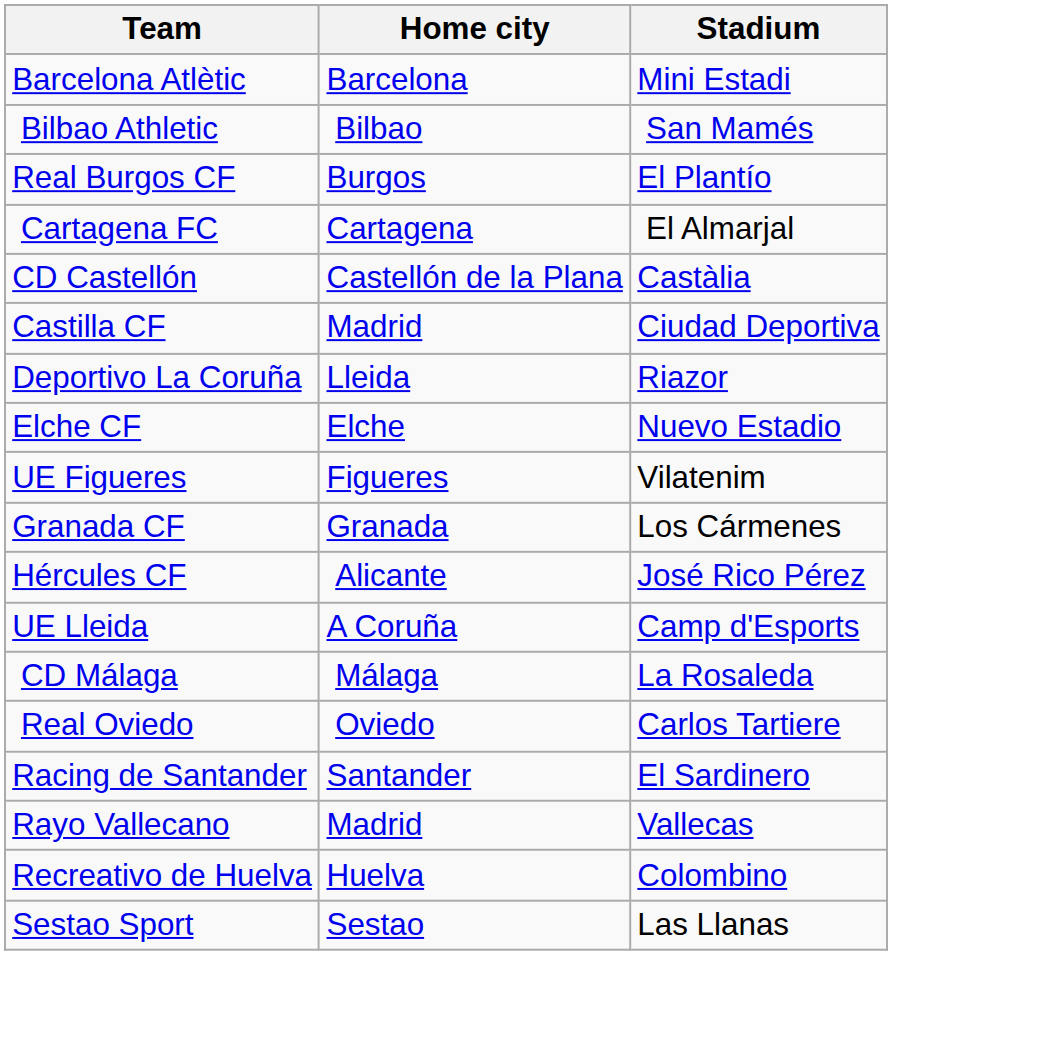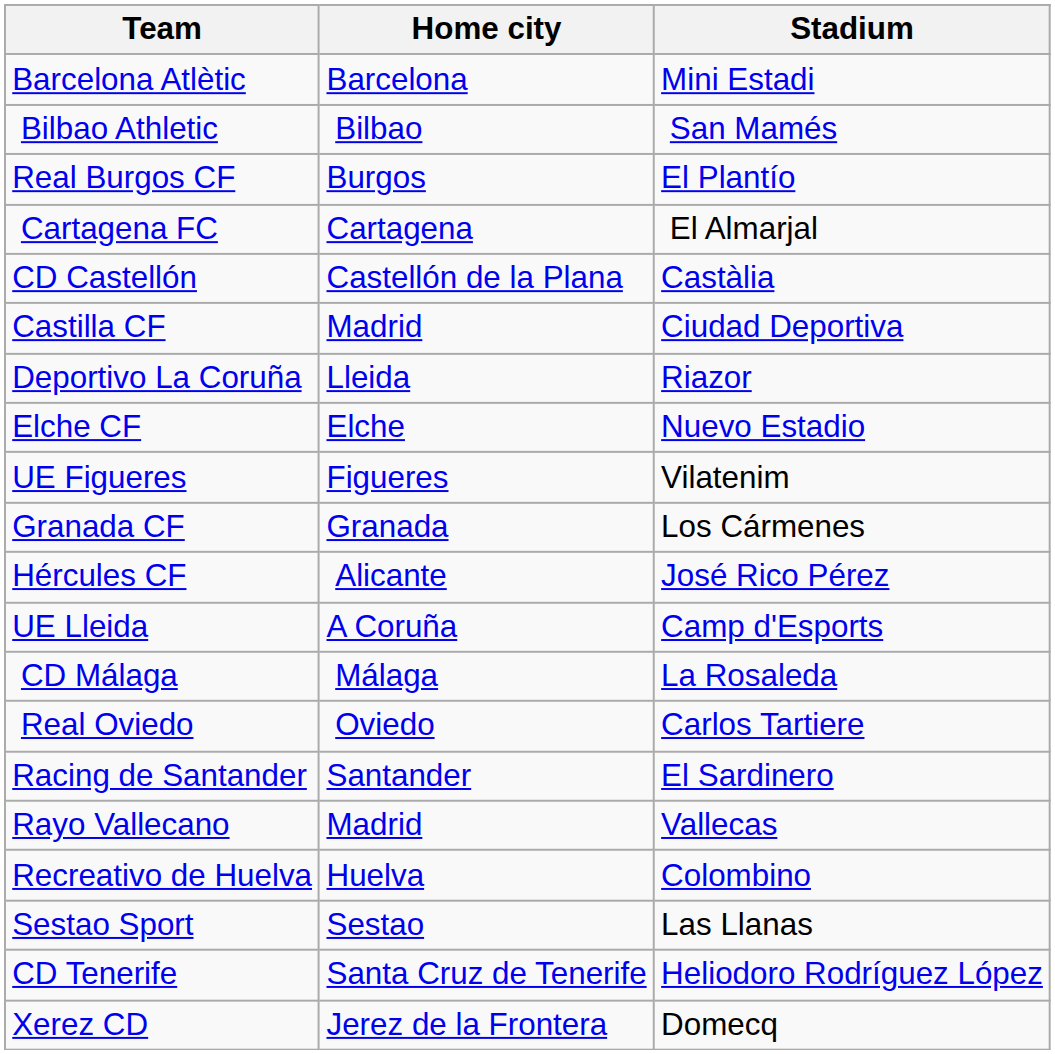+ row: (95, 974)
+ row: (80, 1024)
